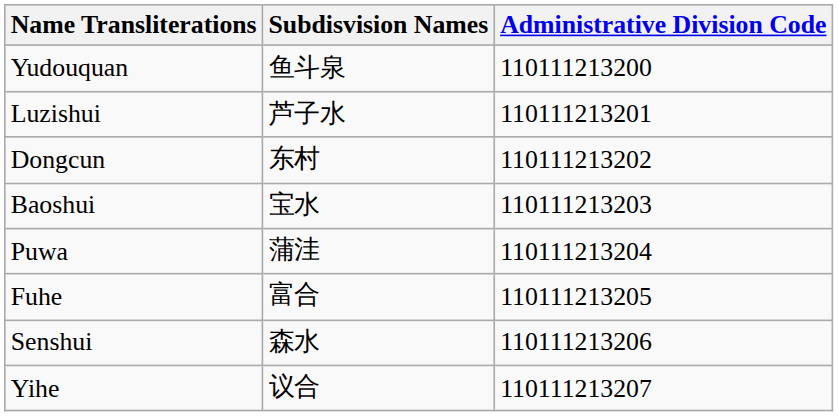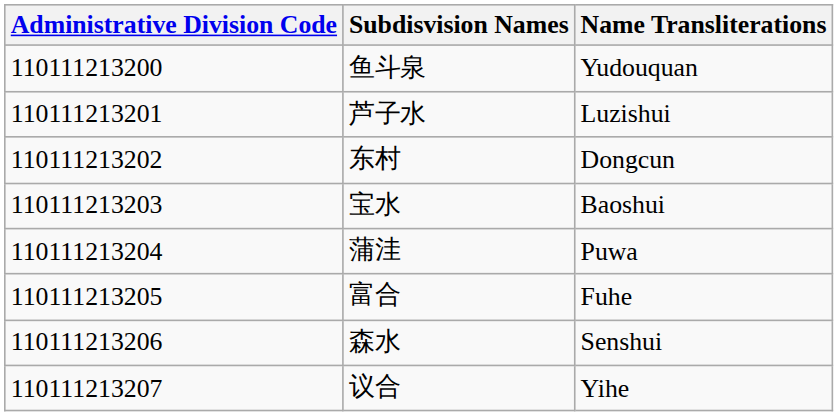columns swapped: (663, 24) <-> (134, 24)
